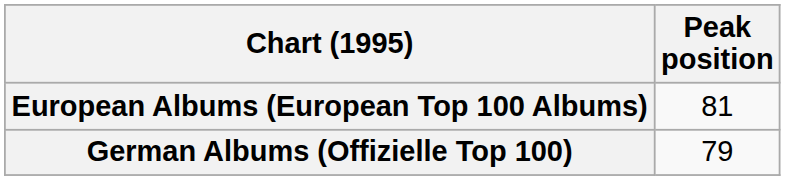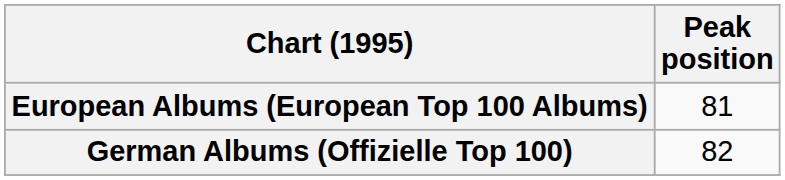(717, 151) 79 -> (717, 151) 82
